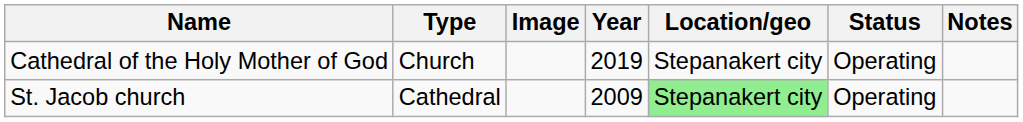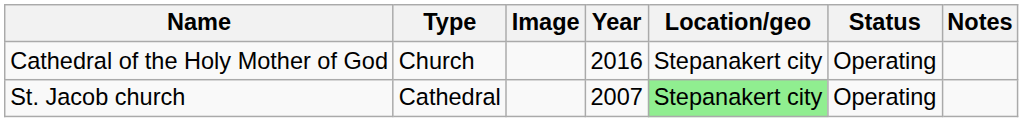(617, 60) 2019 -> (617, 60) 2016
(617, 97) 2009 -> (617, 97) 2007
